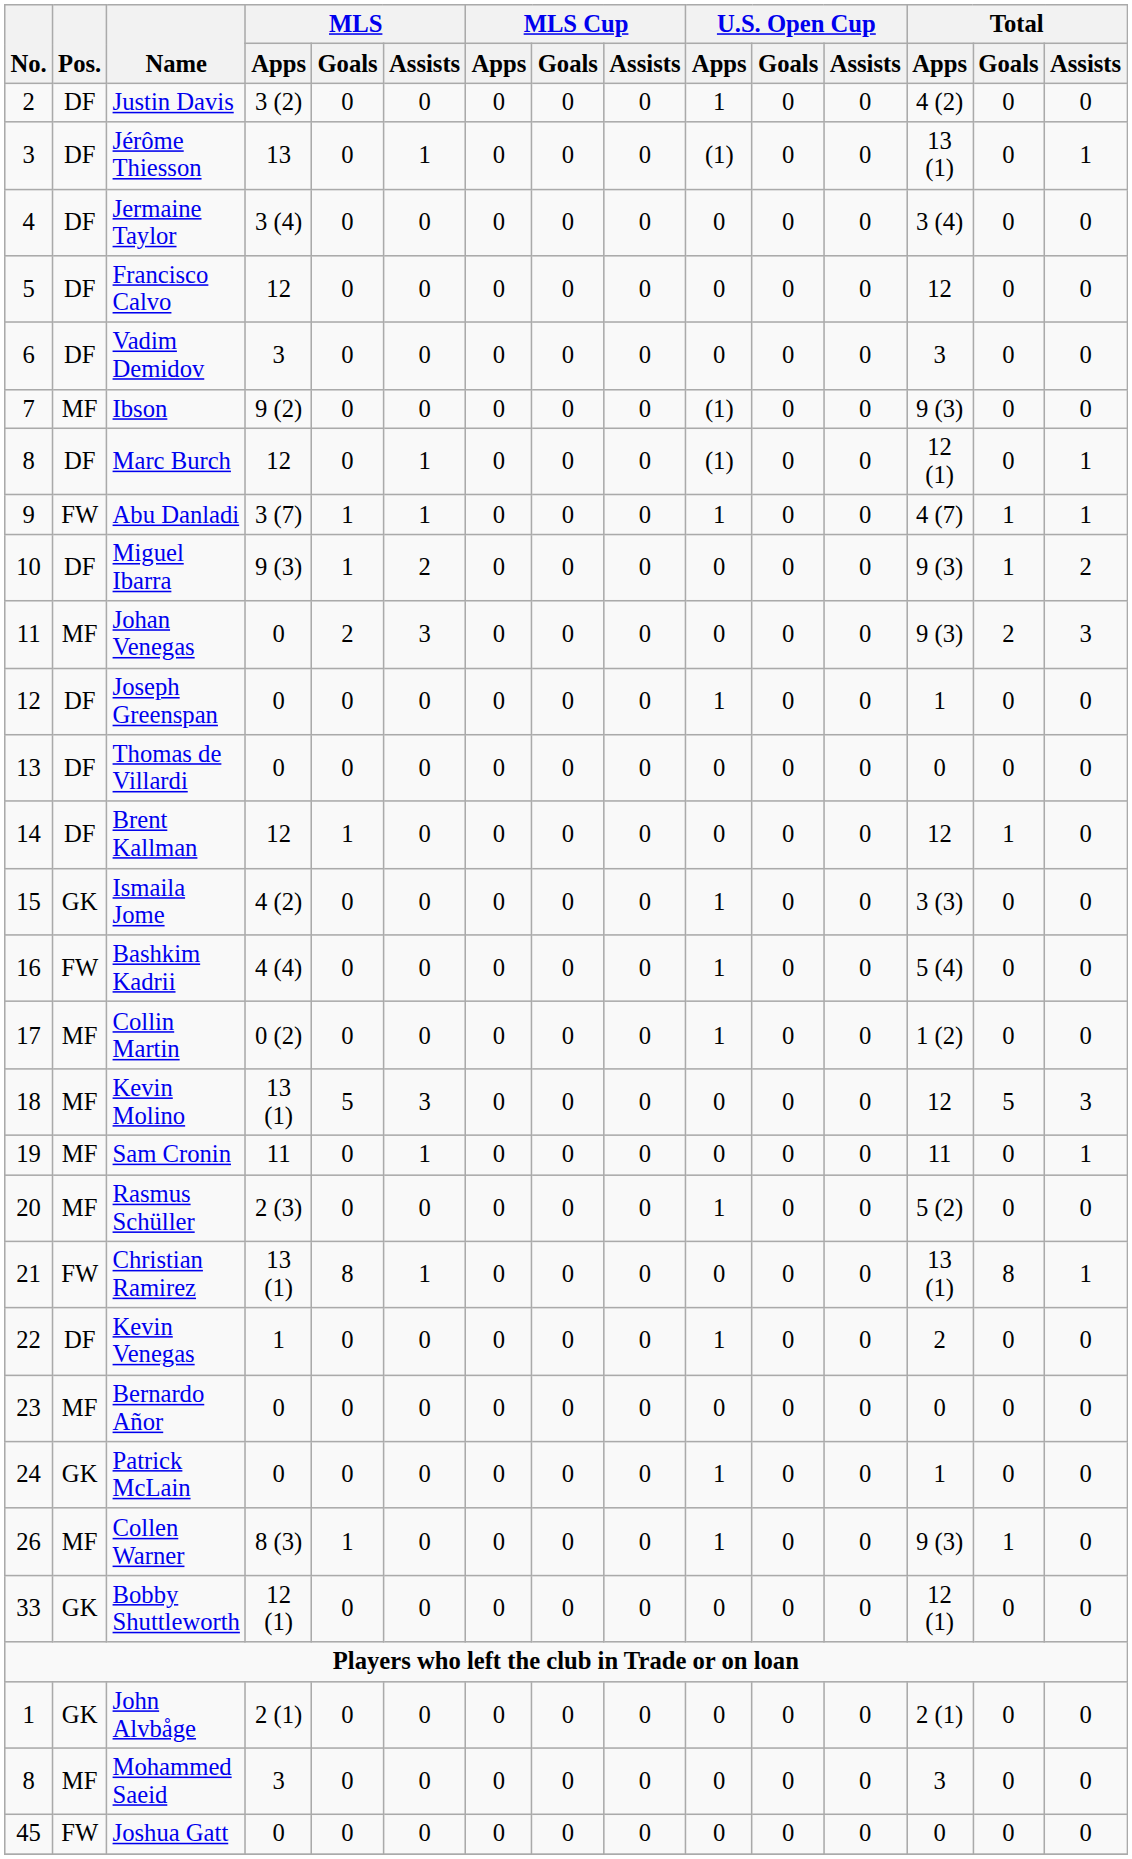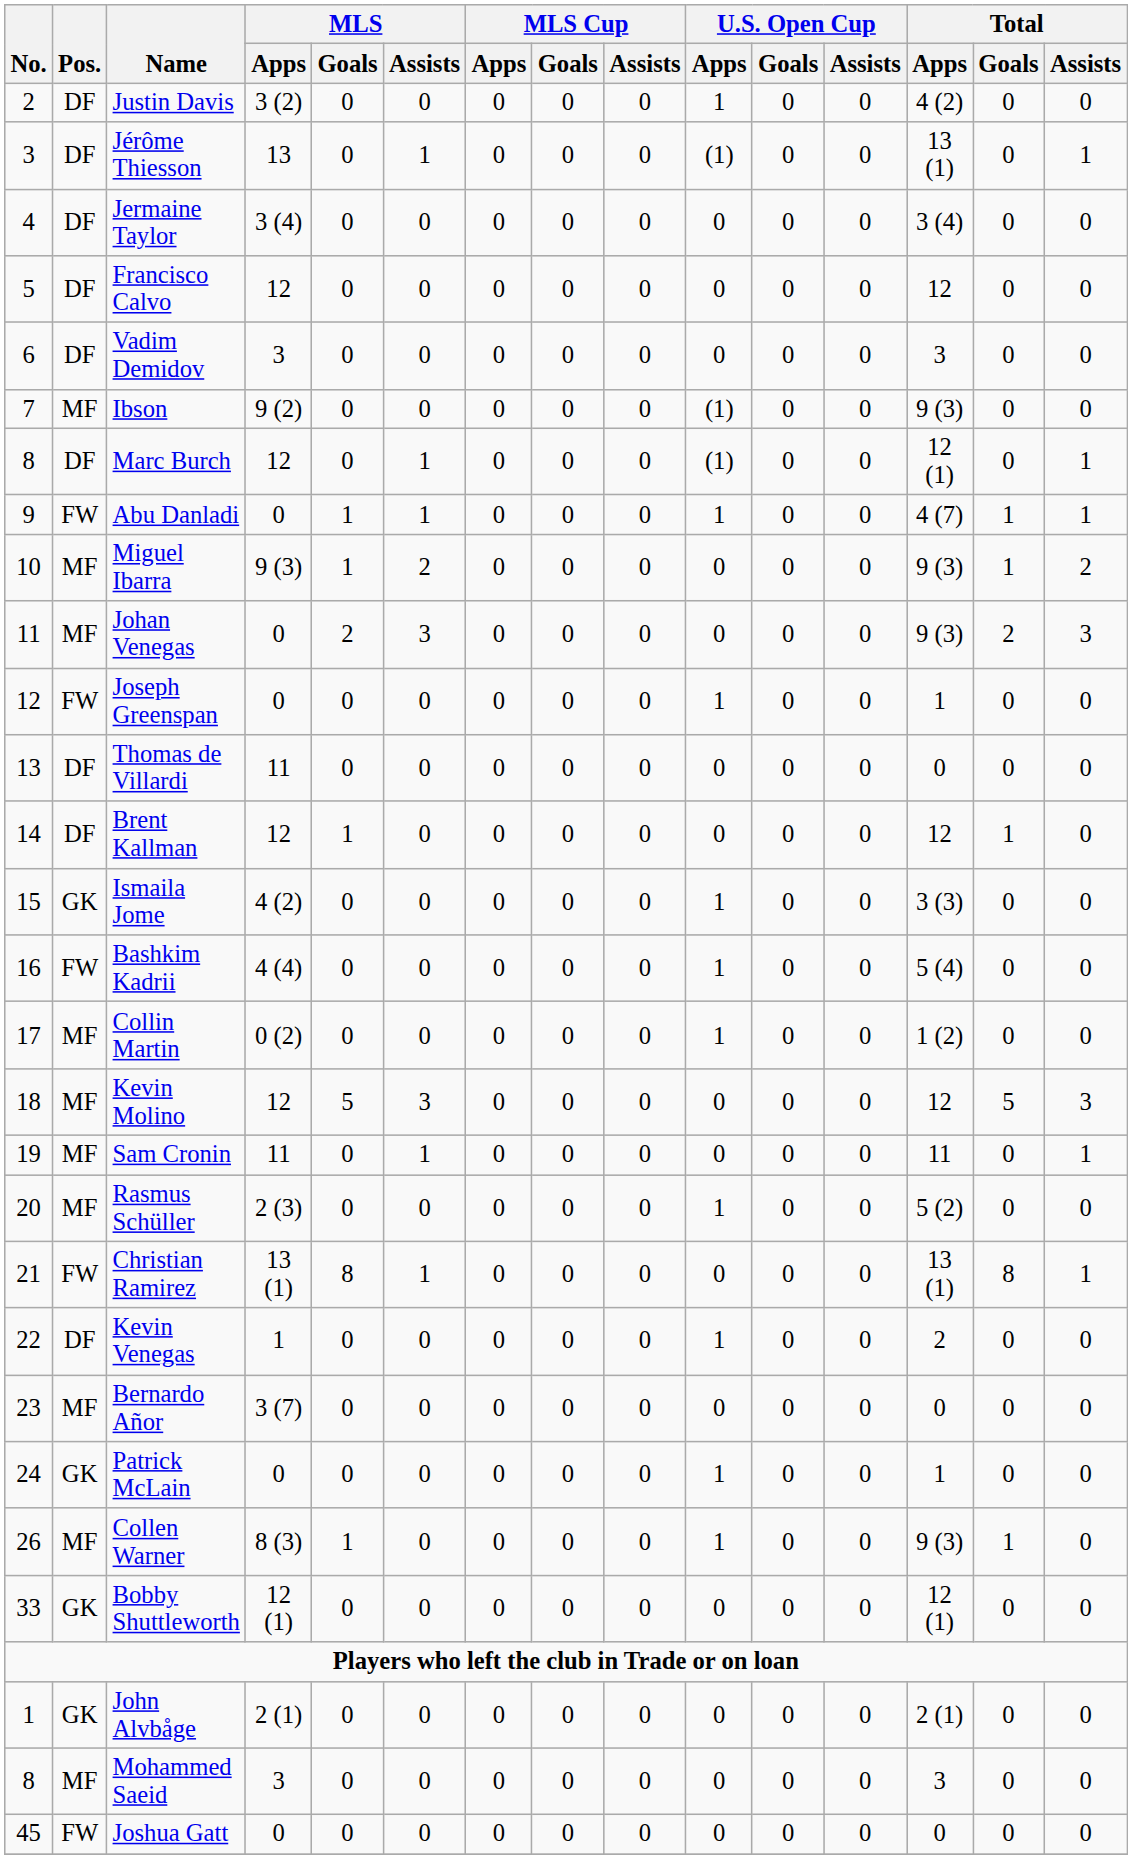(279, 514) 3 (7) -> (279, 514) 0
(80, 567) DF -> (80, 567) MF
(80, 700) DF -> (80, 700) FW
(279, 767) 0 -> (279, 767) 11
(279, 1101) 13 (1) -> (279, 1101) 12
(279, 1407) 0 -> (279, 1407) 3 (7)
